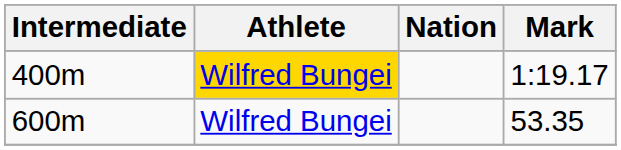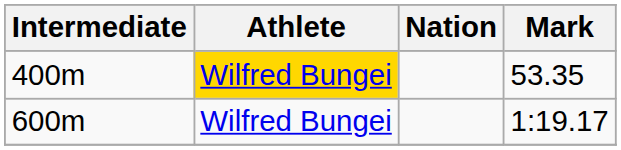(560, 74) 1:19.17 -> (547, 74) 53.35
(547, 121) 53.35 -> (560, 121) 1:19.17
